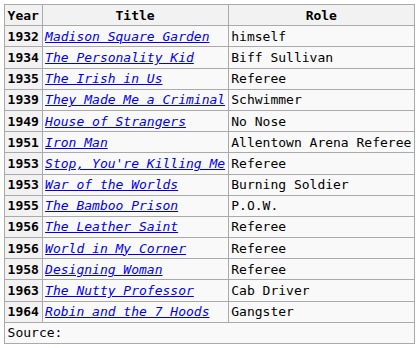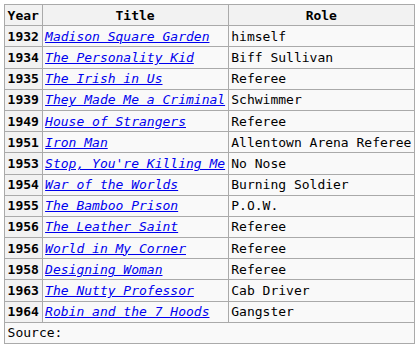(259, 121) No Nose -> (259, 121) Referee
(259, 163) Referee -> (259, 163) No Nose
(23, 185) 1953 -> (23, 185) 1954
